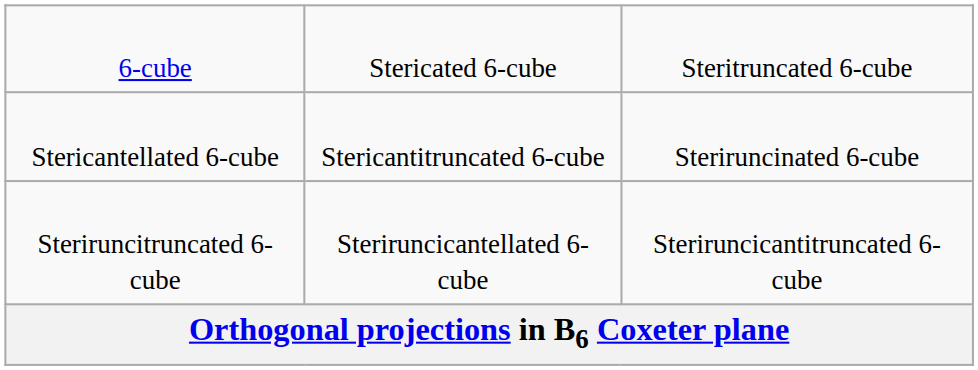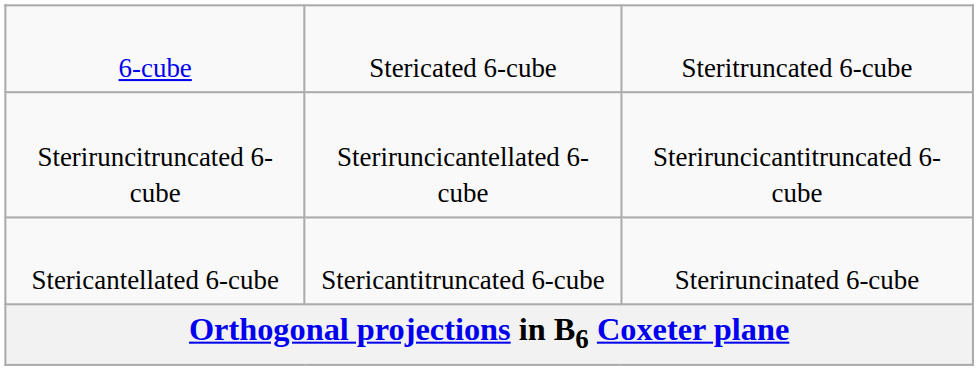rows swapped: (155, 156) <-> (155, 262)
